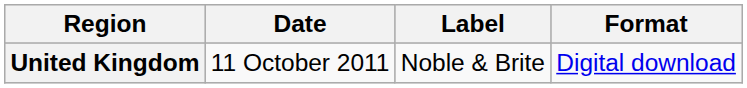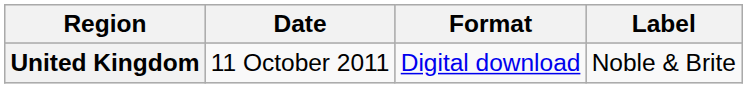columns swapped: (646, 23) <-> (473, 23)
